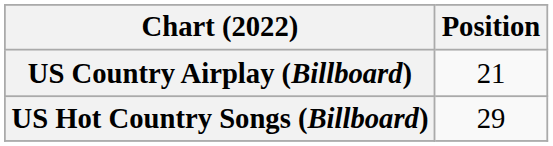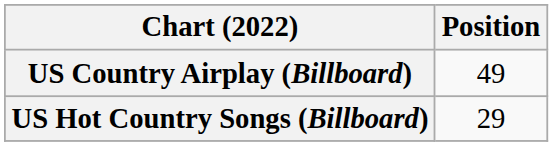(491, 72) 21 -> (491, 72) 49
